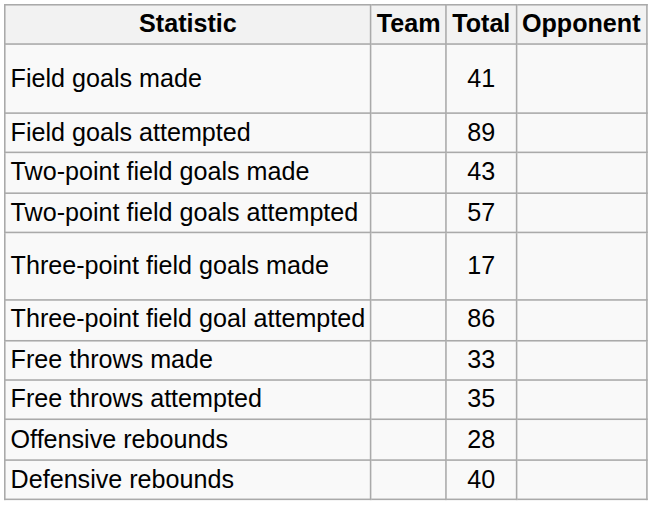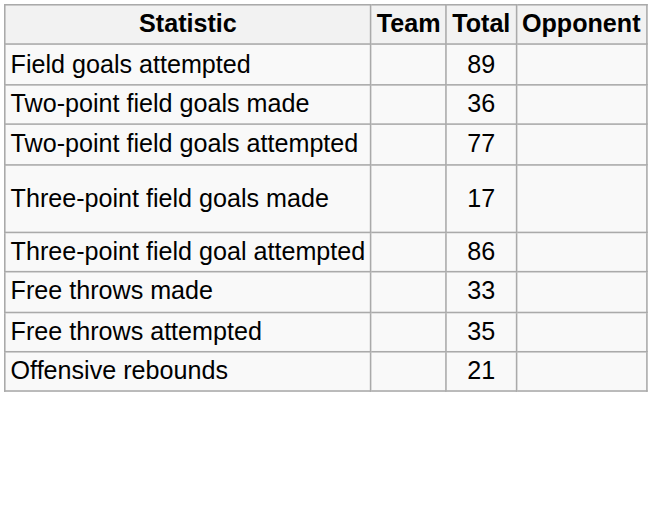- row: (106, 78)
(481, 172) 43 -> (481, 104) 36
(481, 212) 57 -> (481, 143) 77
(481, 439) 28 -> (481, 371) 21
- row: (122, 479)
